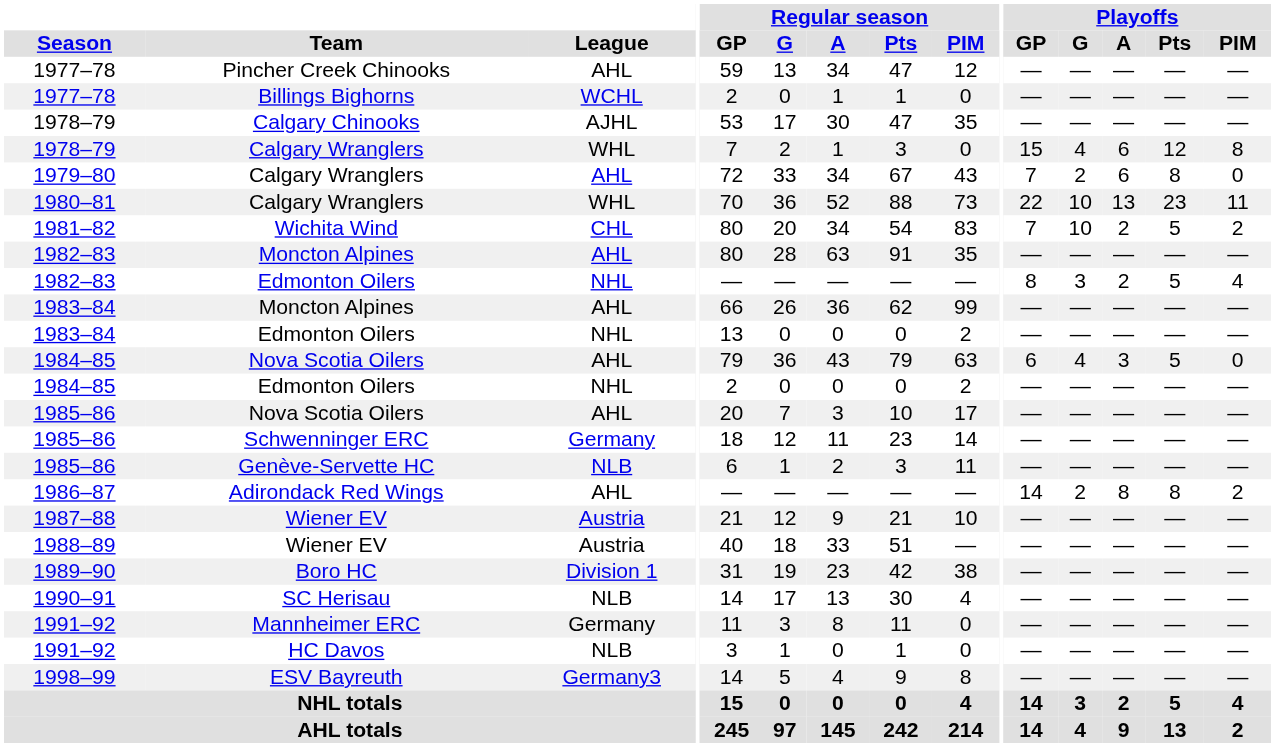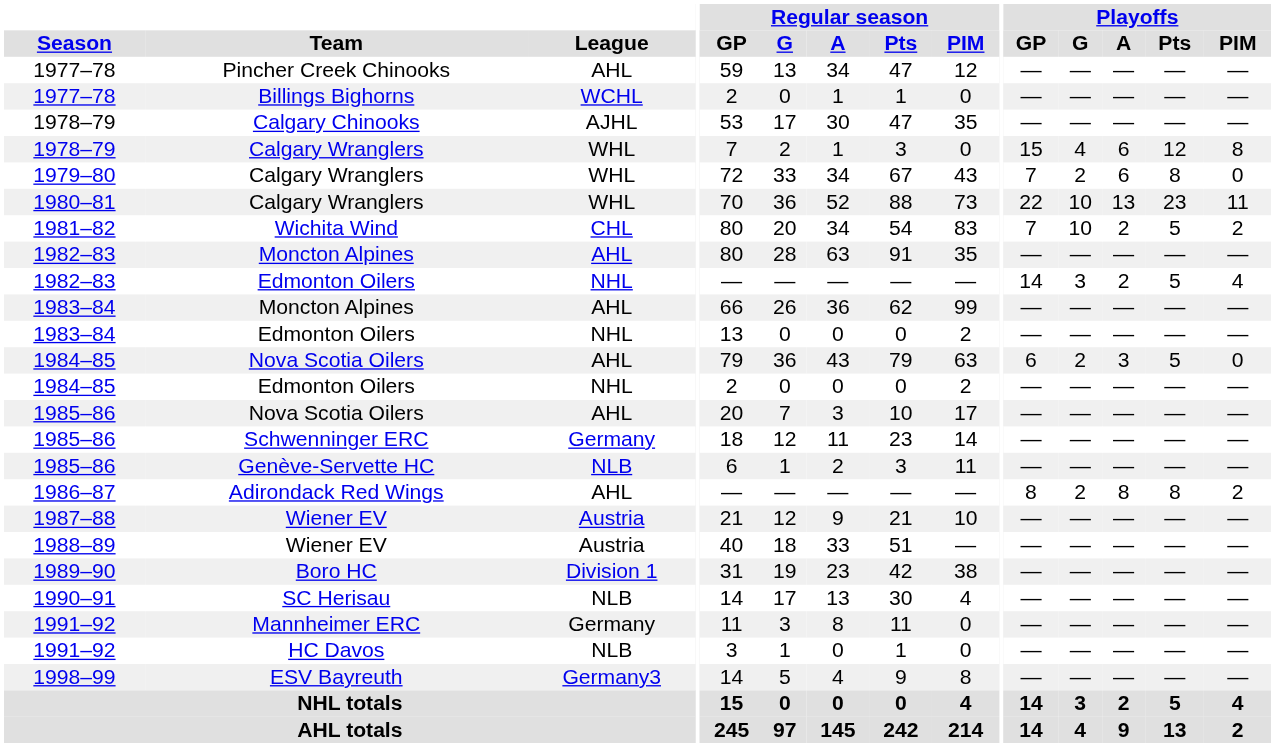(612, 175) AHL -> (612, 175) WHL
(1031, 281) 8 -> (1031, 281) 14
(1080, 360) 4 -> (1080, 360) 2
(1031, 492) 14 -> (1031, 492) 8
